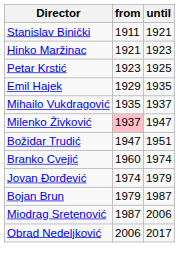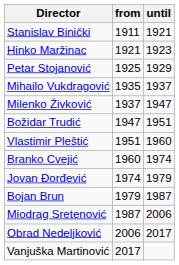- row: (37, 68)
+ row: (49, 68)
- row: (35, 86)
(128, 123) pink background -> (128, 104) no background
+ row: (48, 141)
+ row: (58, 251)
